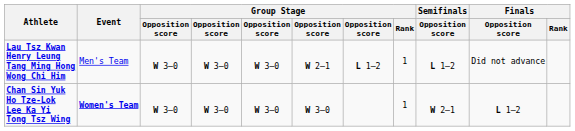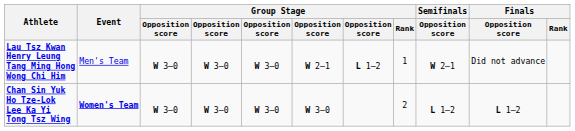(443, 66) L 1–2 -> (443, 66) W 2–1
(405, 105) 1 -> (405, 105) 2
(443, 109) W 2–1 -> (443, 109) L 1–2
